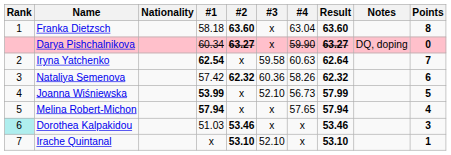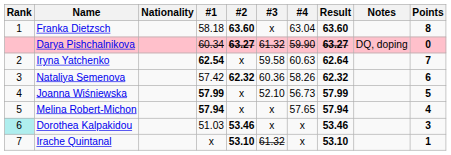(272, 45) x -> (272, 45) 61.32
(211, 93) 53.99 -> (211, 93) 57.99
(272, 142) 52.10 -> (272, 142) 61.32
